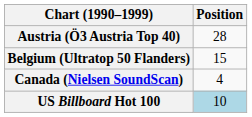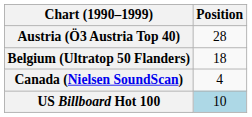(220, 58) 15 -> (220, 58) 18
